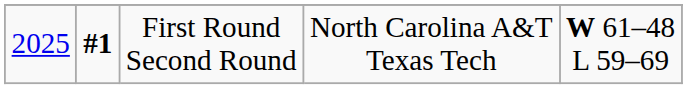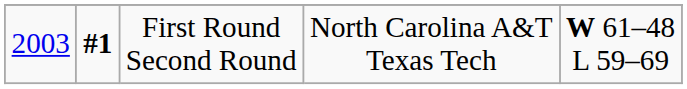(41, 43) 2025 -> (41, 43) 2003
